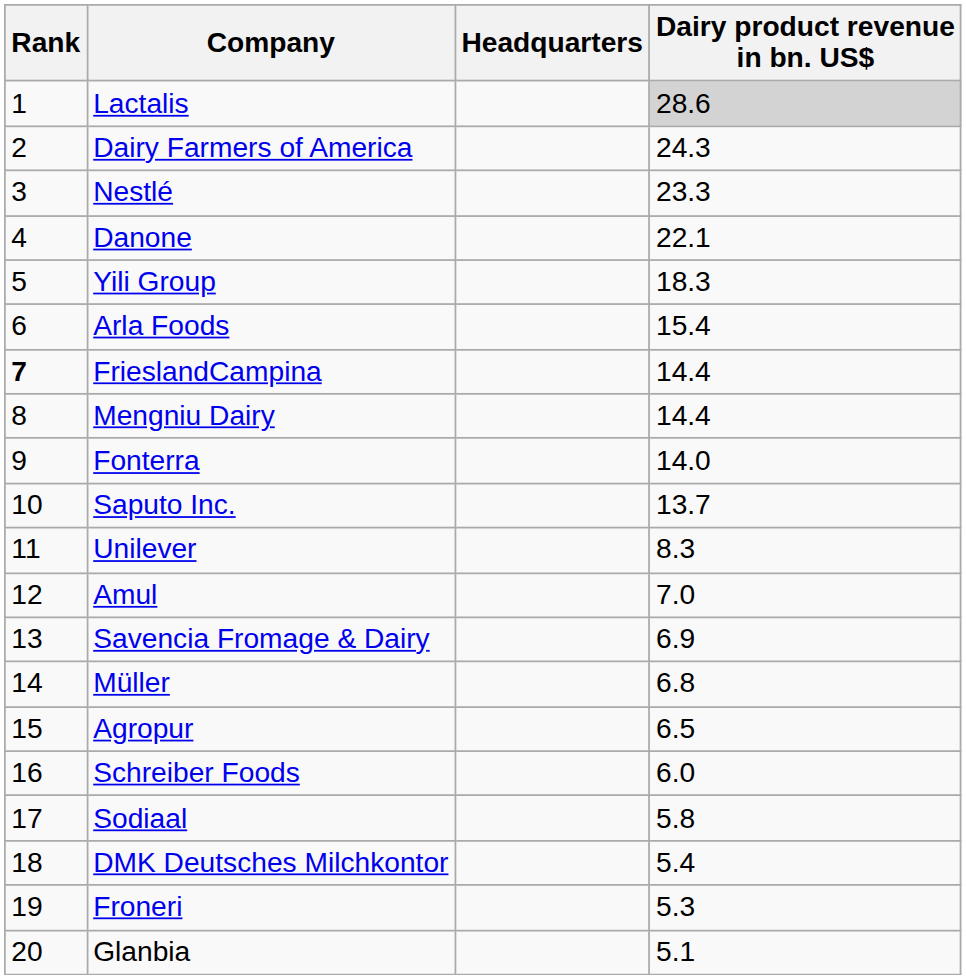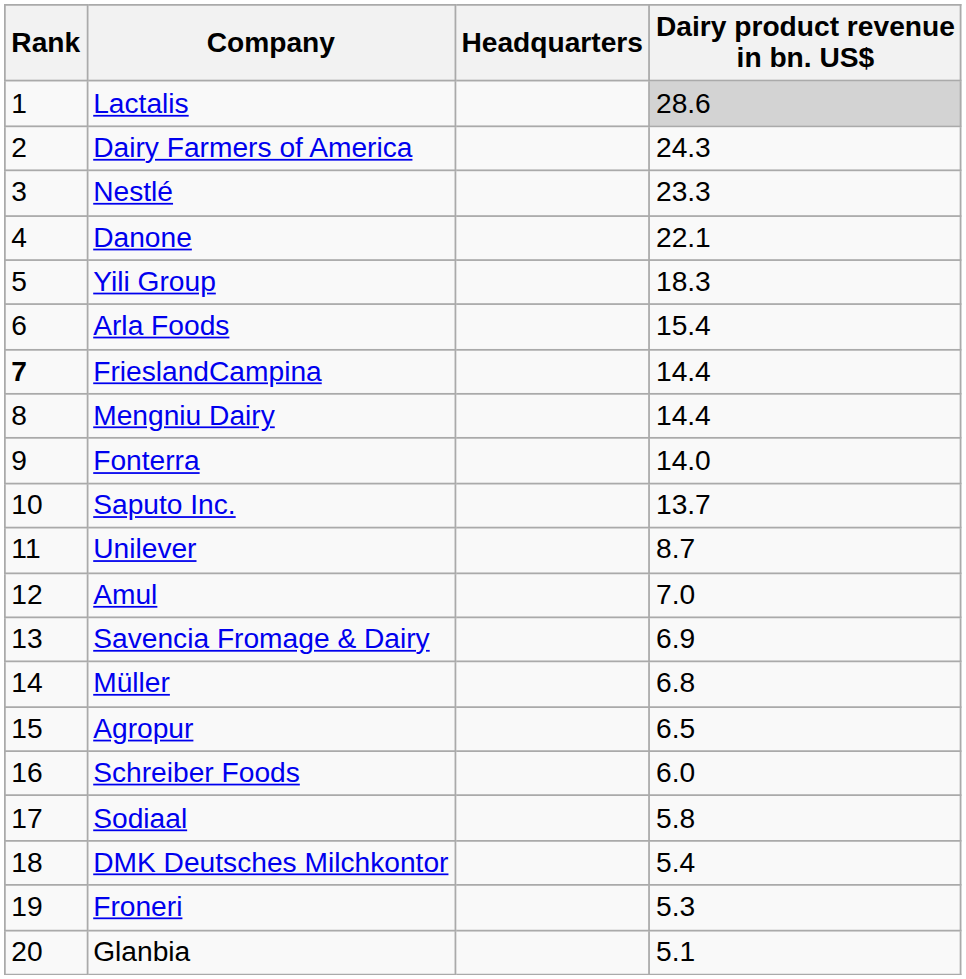(676, 549) 8.3 -> (676, 549) 8.7
